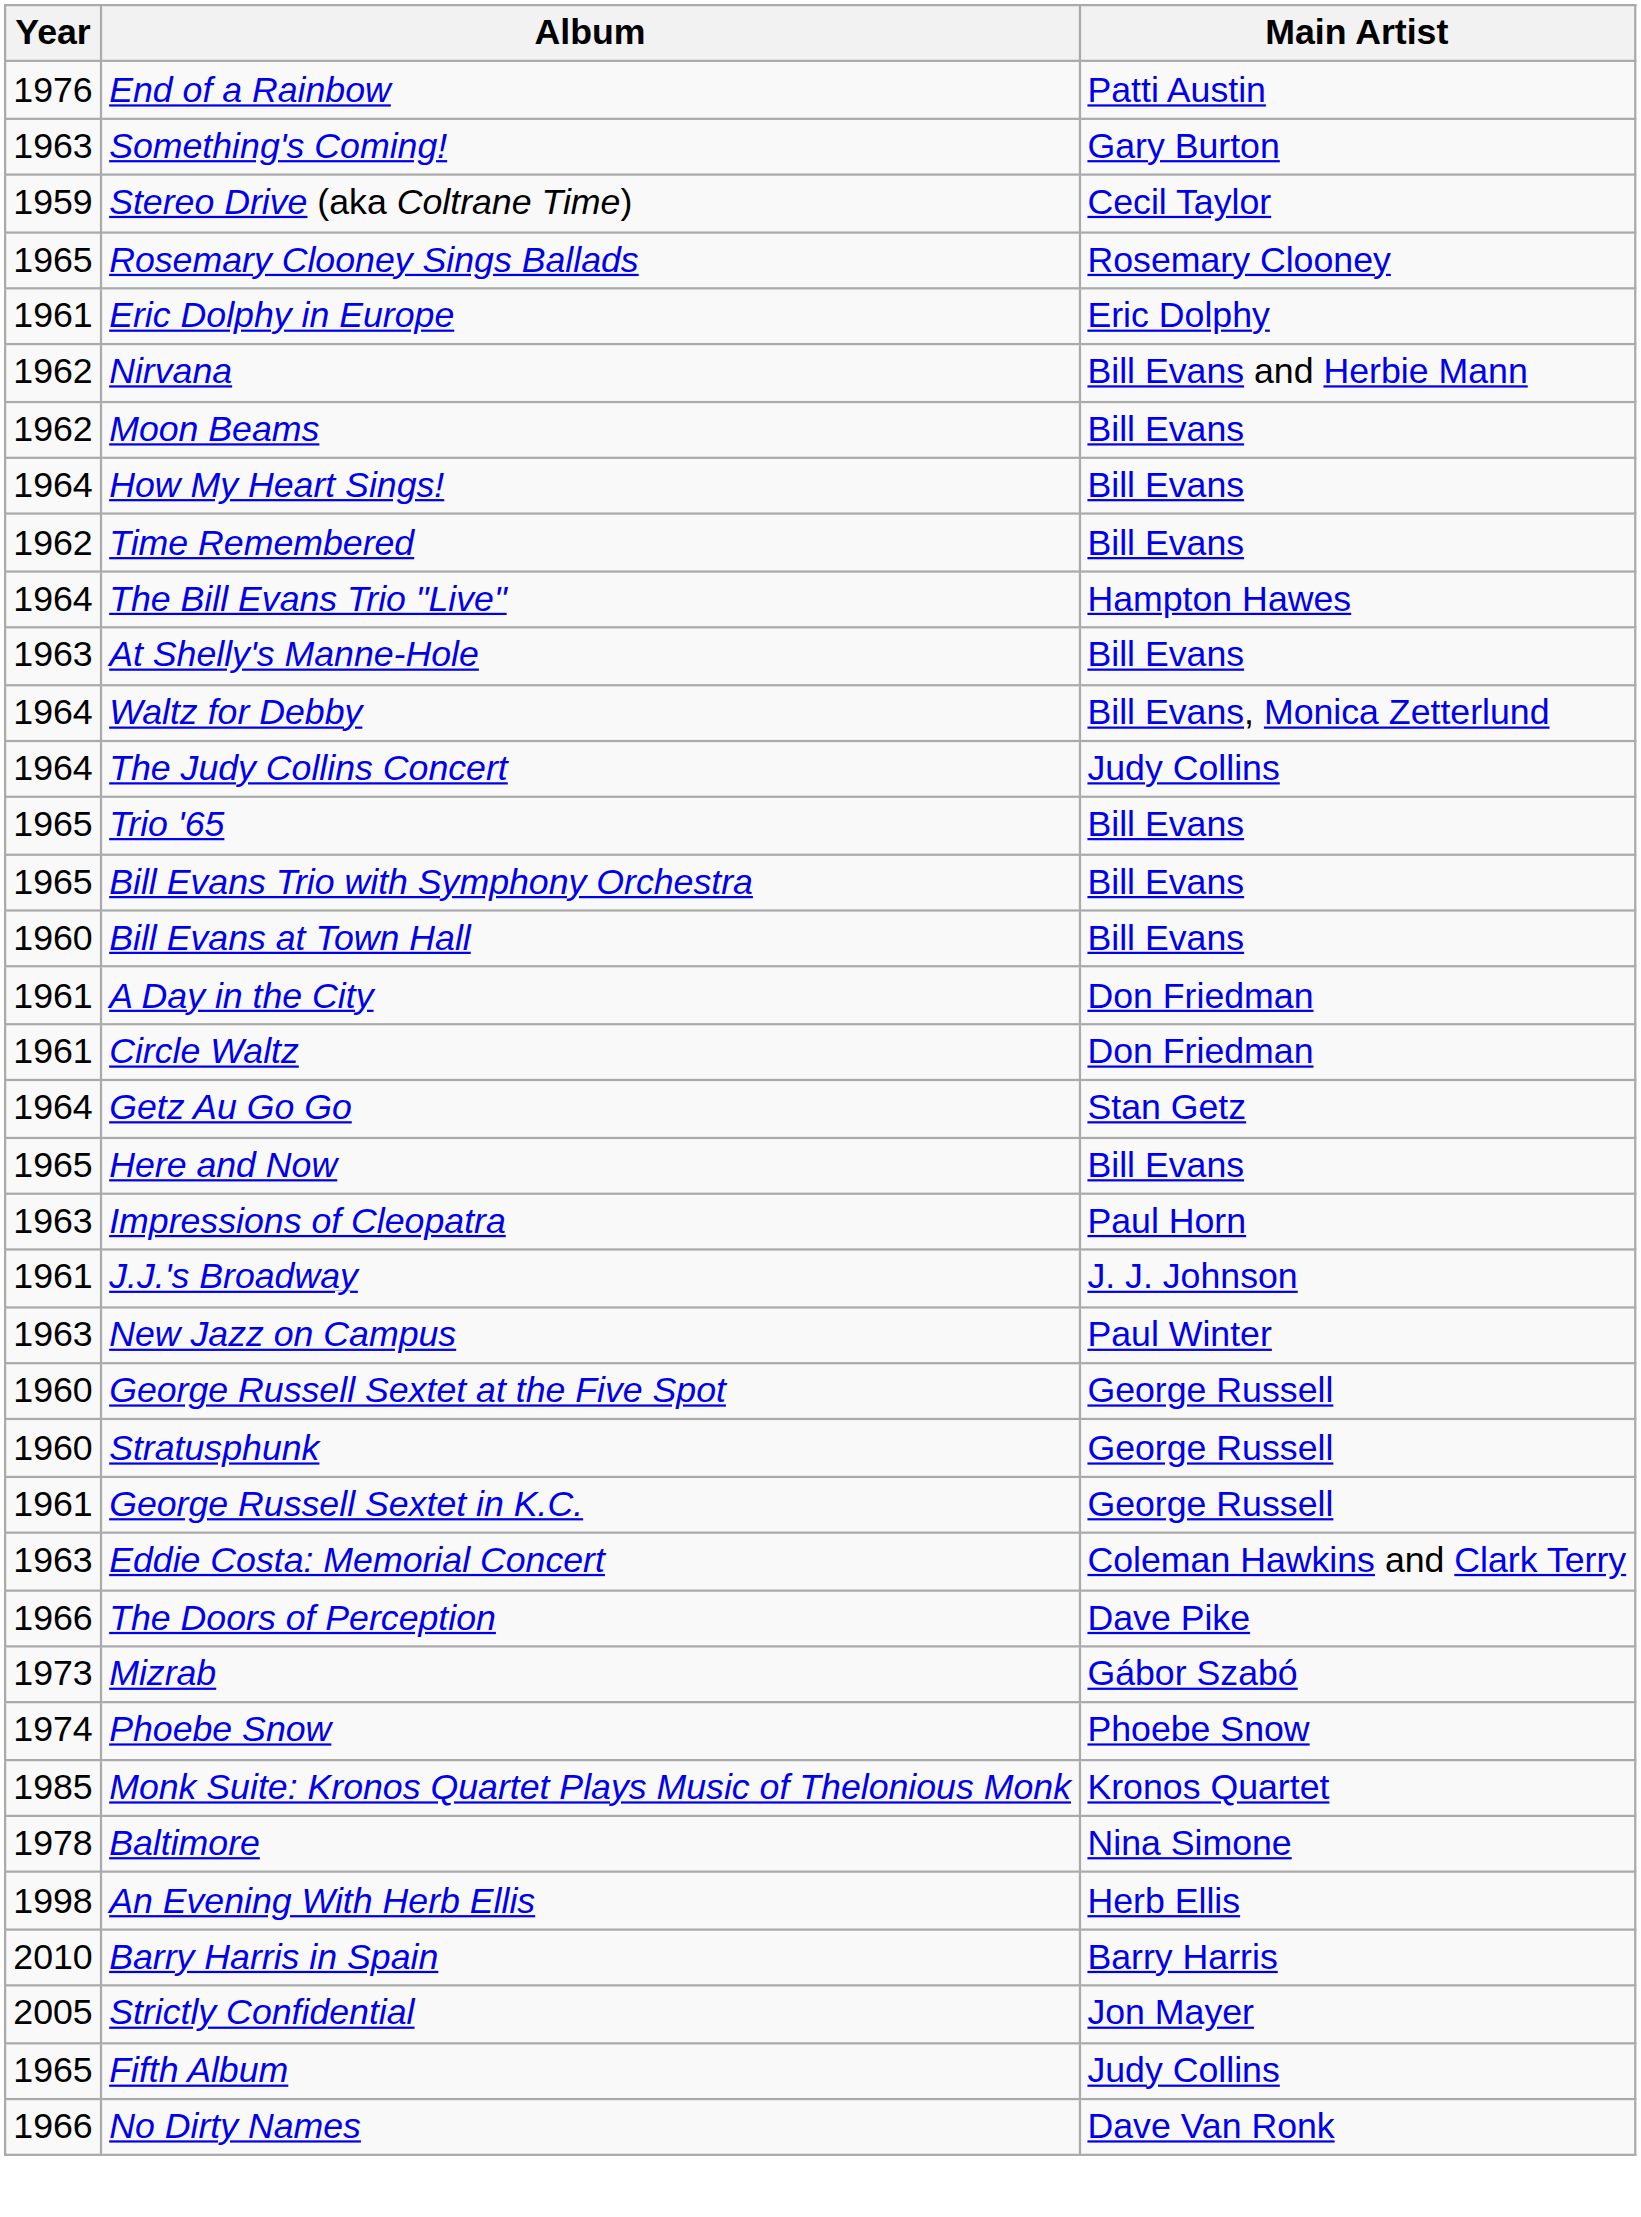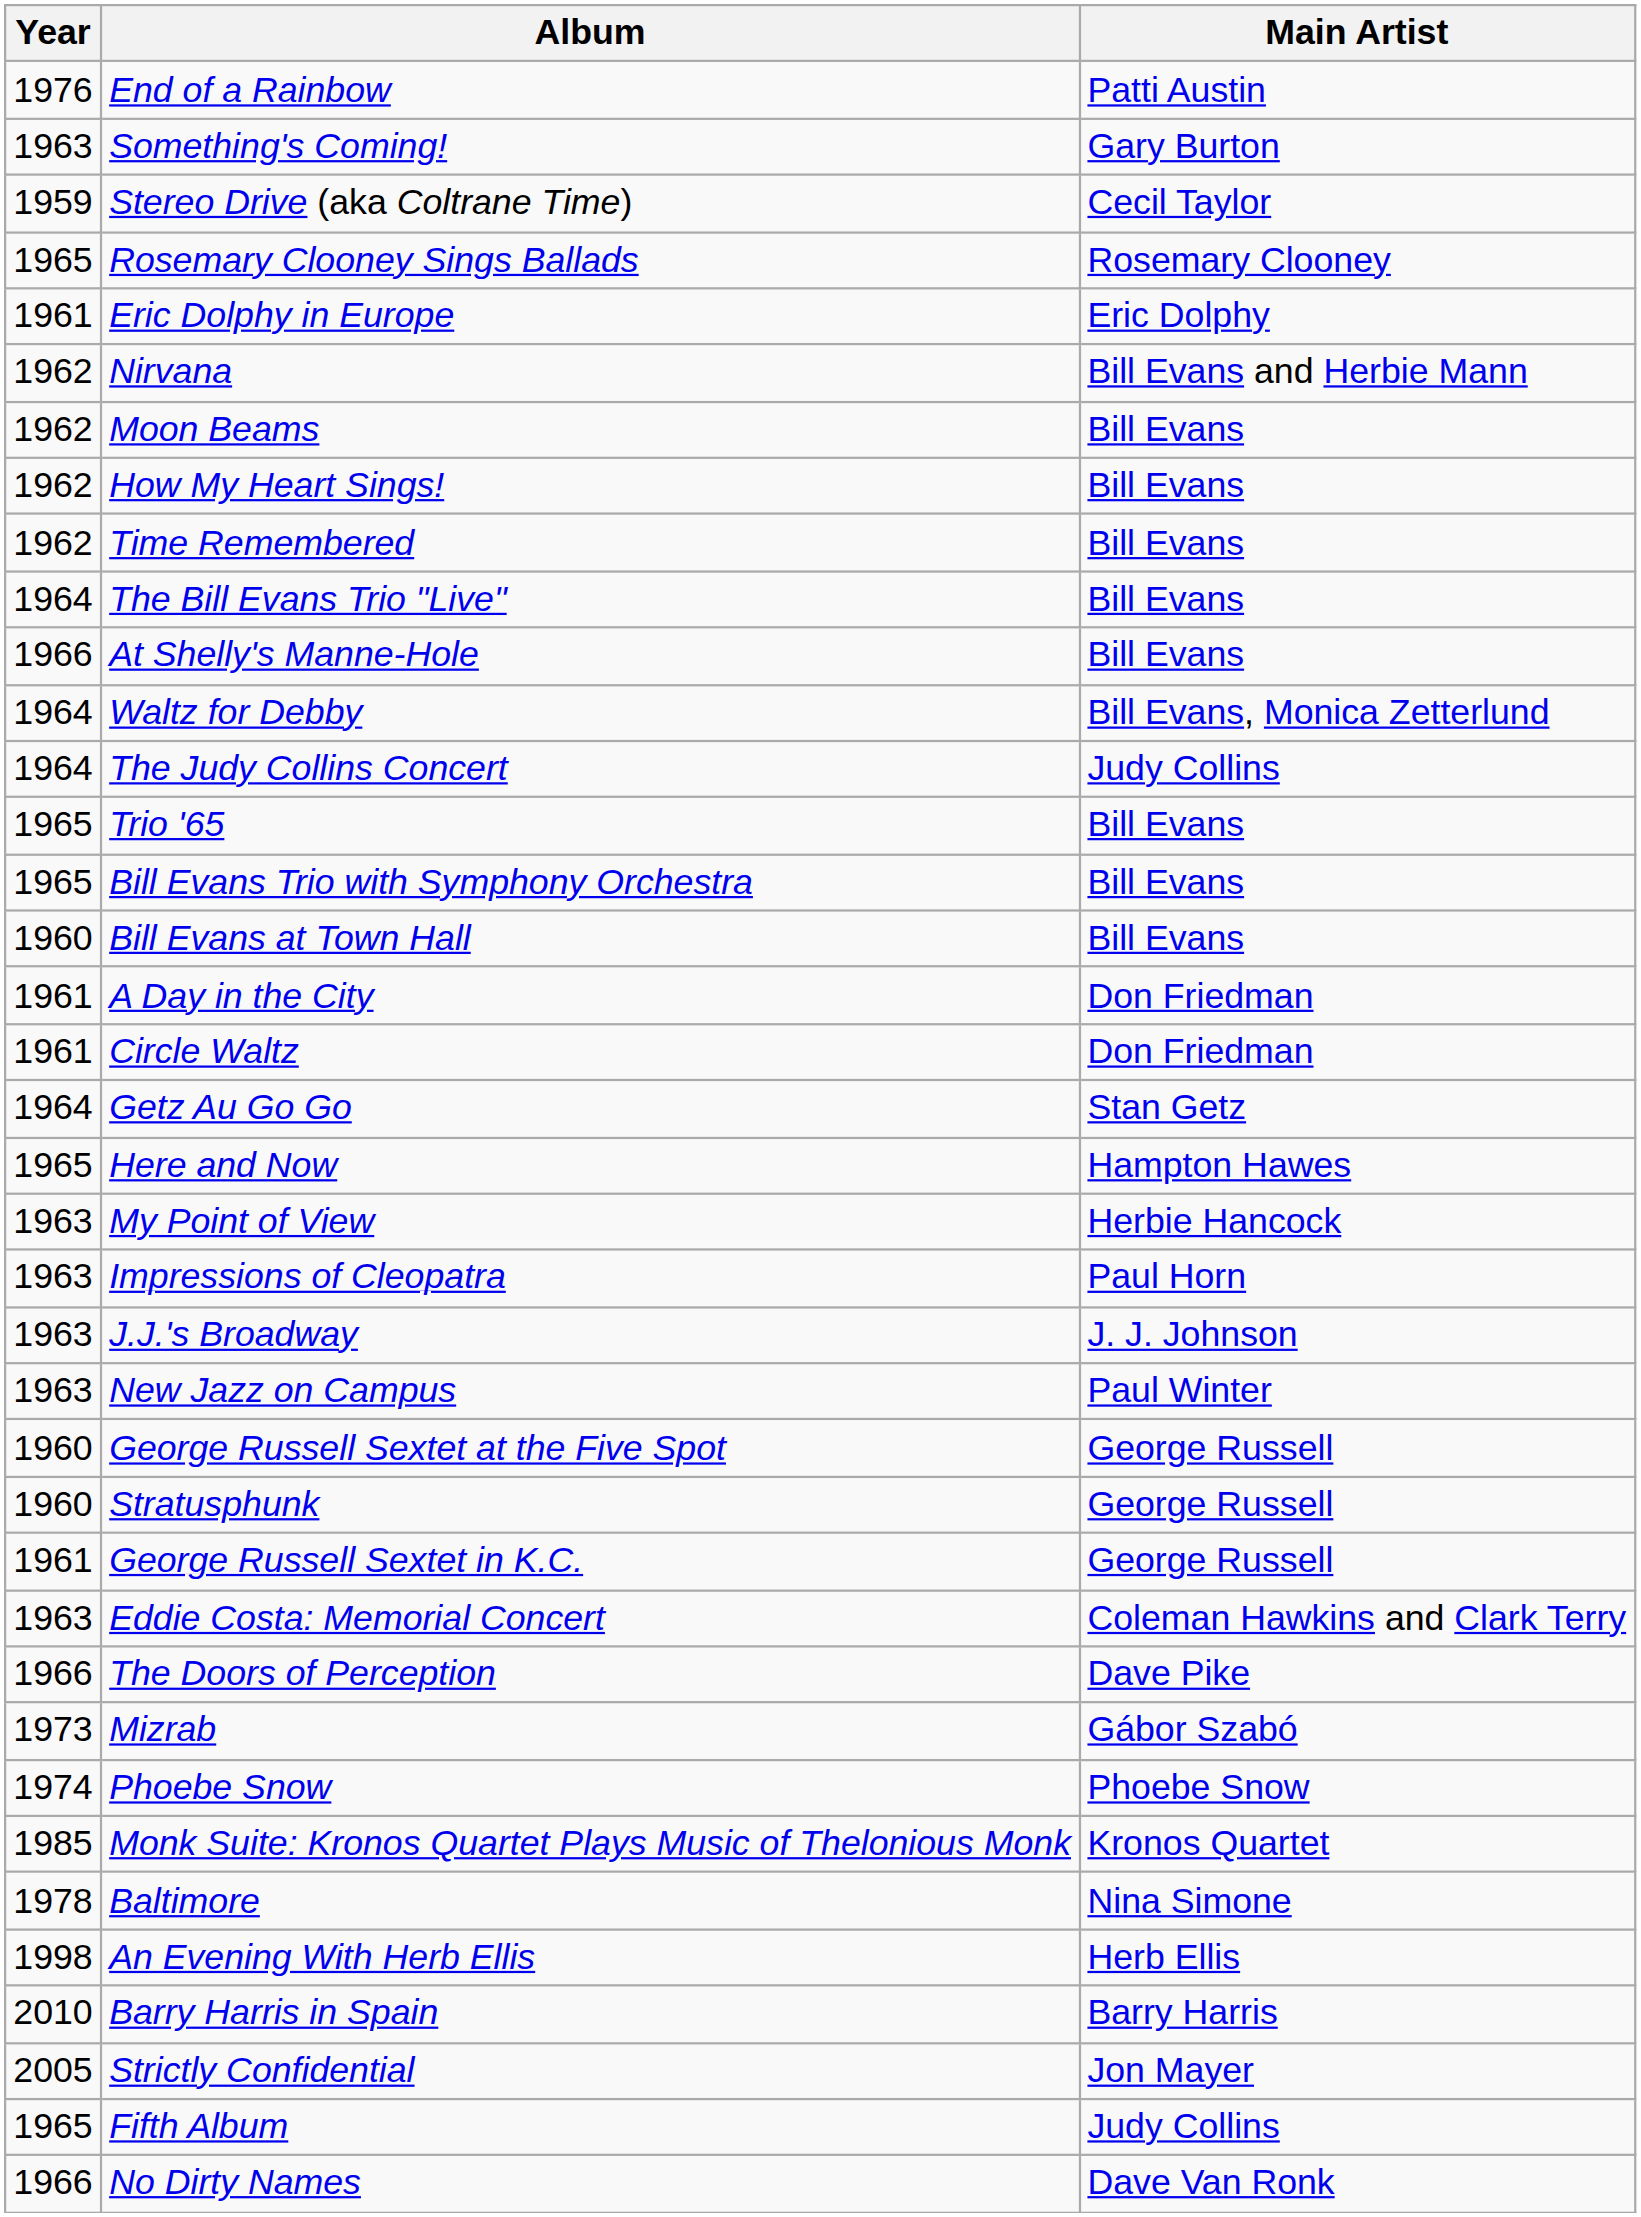(53, 485) 1964 -> (53, 485) 1962
(1219, 598) Hampton Hawes -> (1166, 598) Bill Evans
(53, 655) 1963 -> (53, 655) 1966
(1166, 1164) Bill Evans -> (1219, 1164) Hampton Hawes
+ row: (242, 1221)
(53, 1277) 1961 -> (53, 1334) 1963
